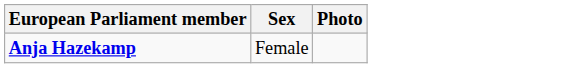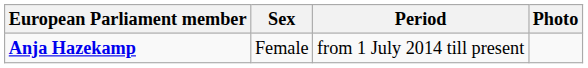+ column: (421, 18)
